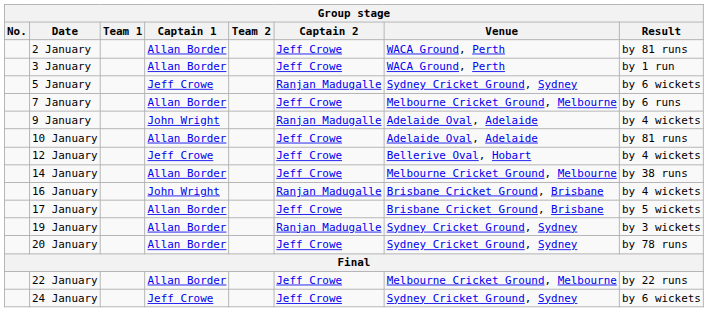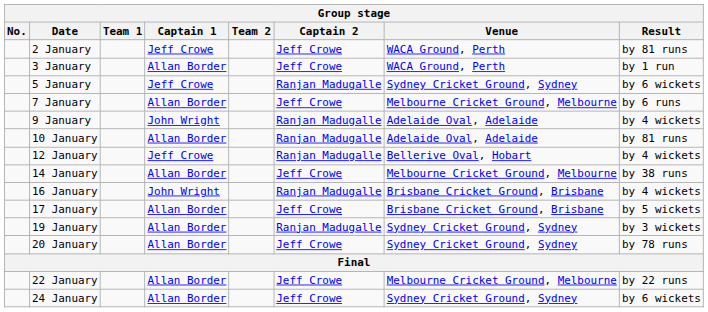(187, 49) Allan Border -> (180, 49) Jeff Crowe
(309, 138) Jeff Crowe -> (329, 138) Ranjan Madugalle
(309, 156) Jeff Crowe -> (329, 156) Ranjan Madugalle
(180, 298) Jeff Crowe -> (187, 298) Allan Border
